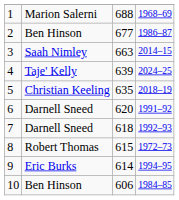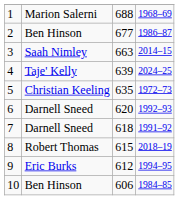(155, 90) 2018–19 -> (155, 90) 1972–73
(155, 109) 1991–92 -> (155, 109) 1992–93
(155, 128) 1992–93 -> (155, 128) 1991–92
(155, 147) 1972–73 -> (155, 147) 2018–19
(124, 166) 614 -> (124, 166) 612
